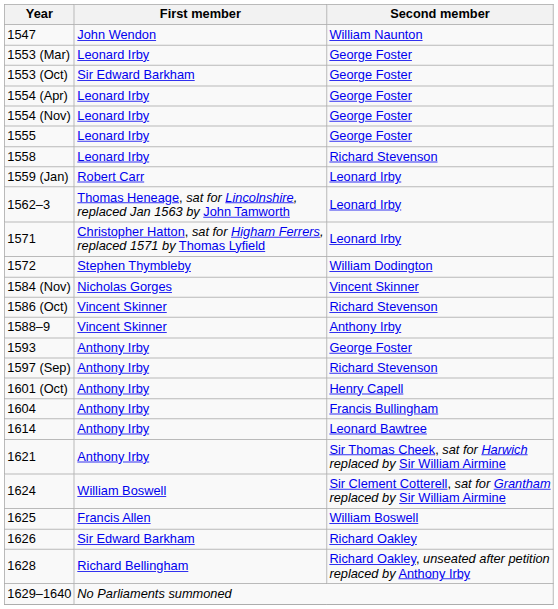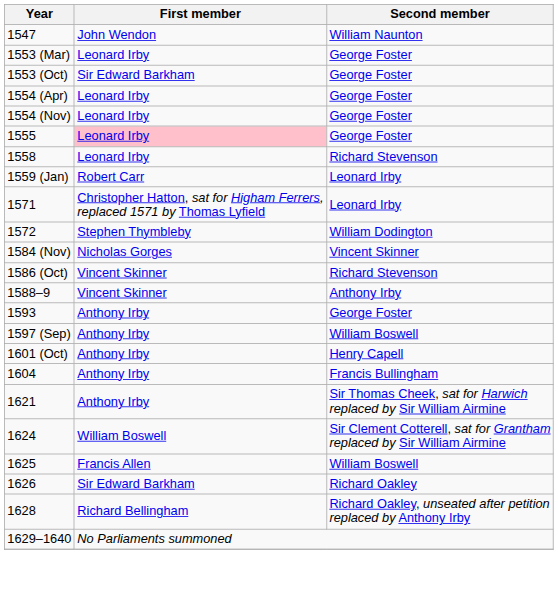(113, 136) no background -> (113, 136) pink background
- row: (29, 204)
(383, 368) Richard Stevenson -> (374, 333) William Boswell
- row: (22, 429)
